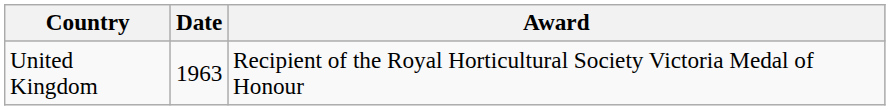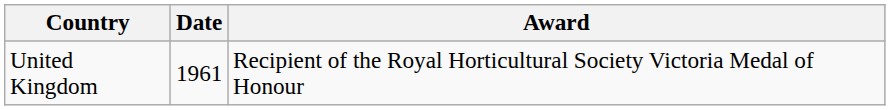(199, 72) 1963 -> (199, 72) 1961
